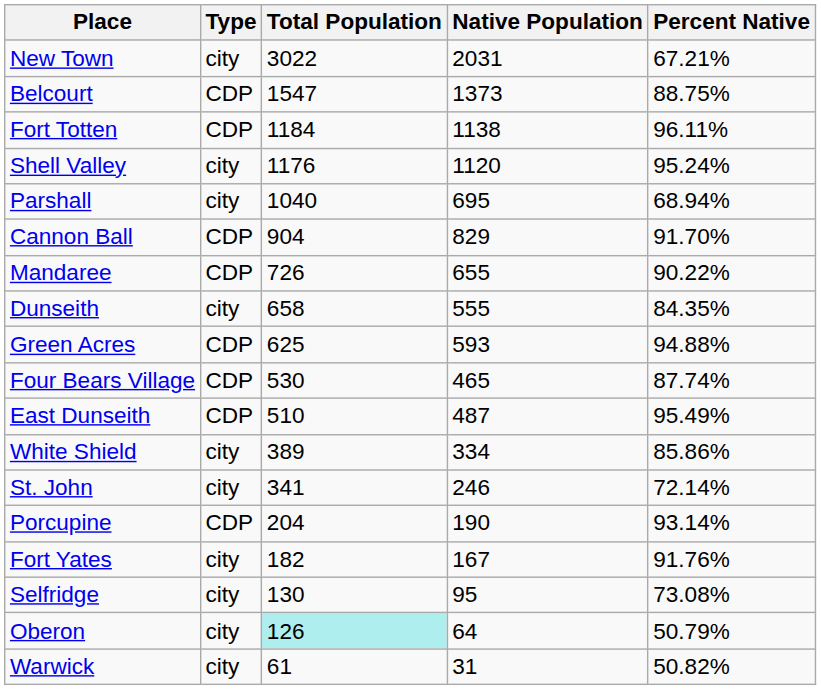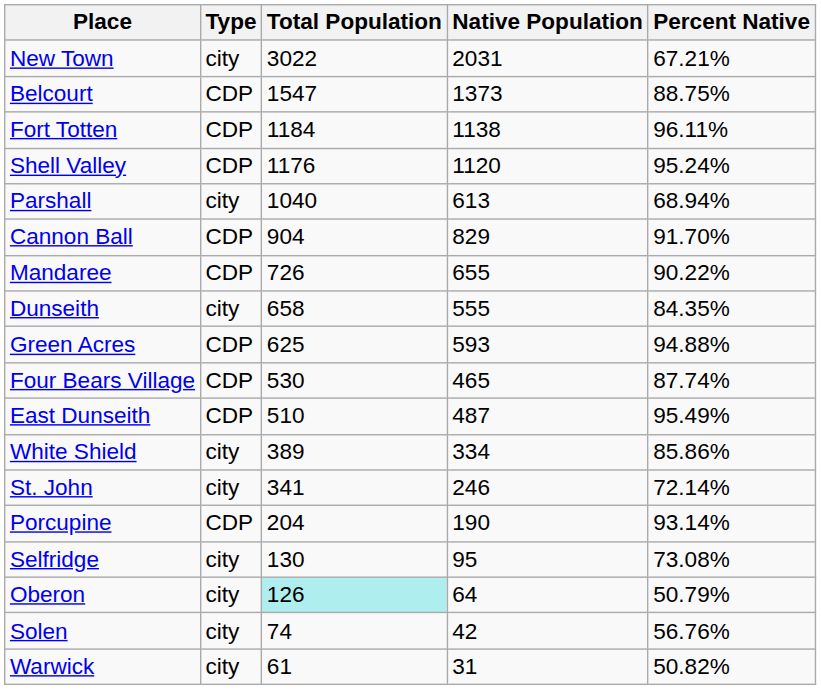(222, 165) city -> (229, 165) CDP
(471, 201) 695 -> (471, 201) 613
- row: (61, 559)
+ row: (39, 630)
